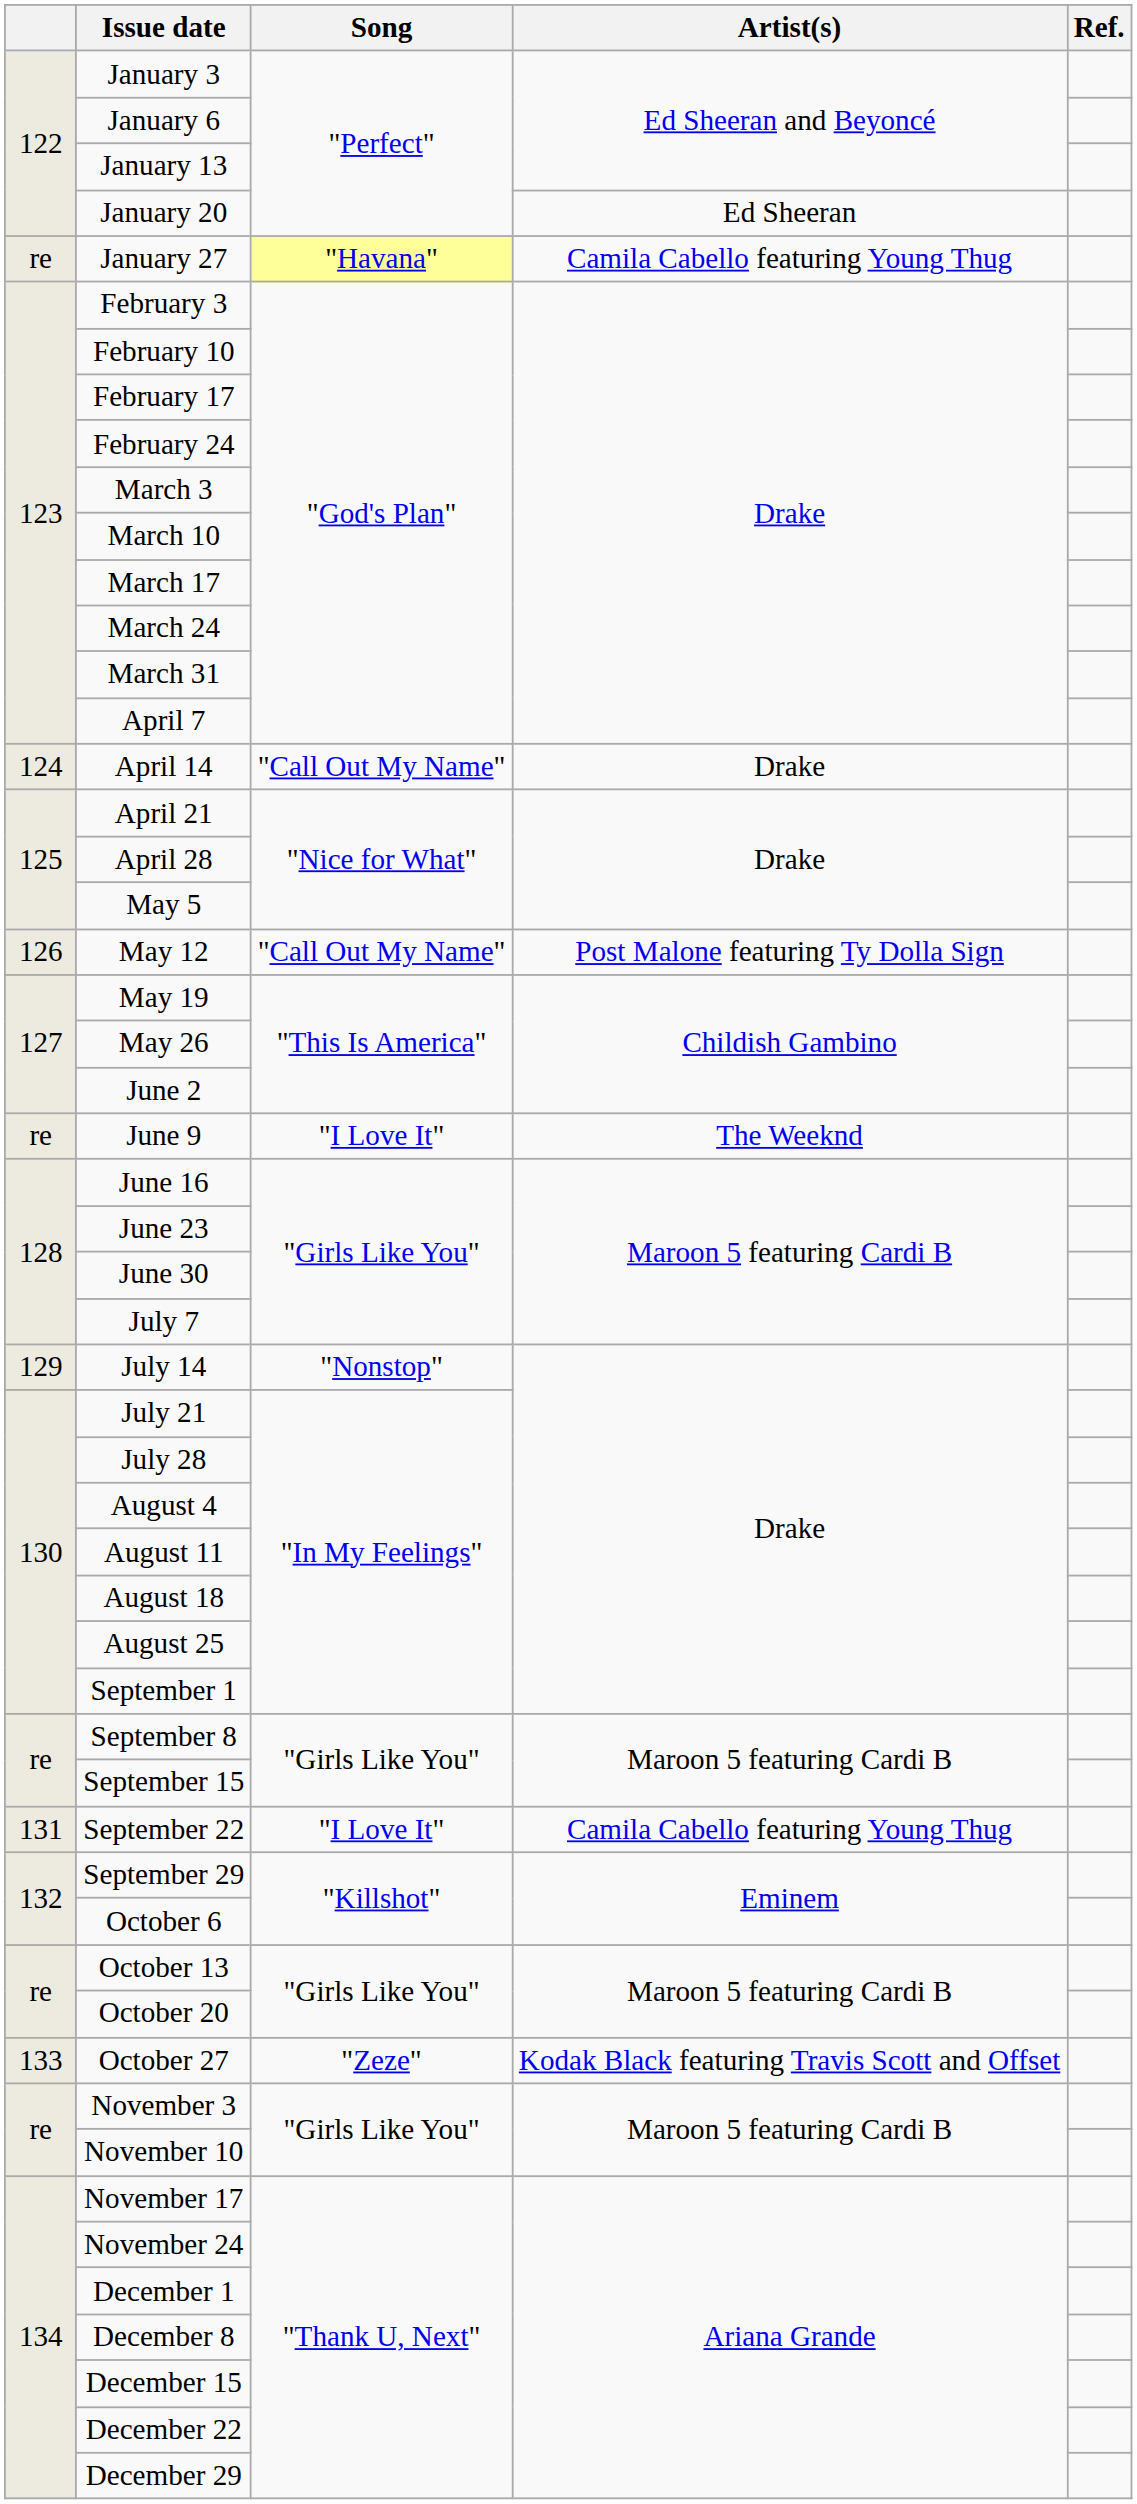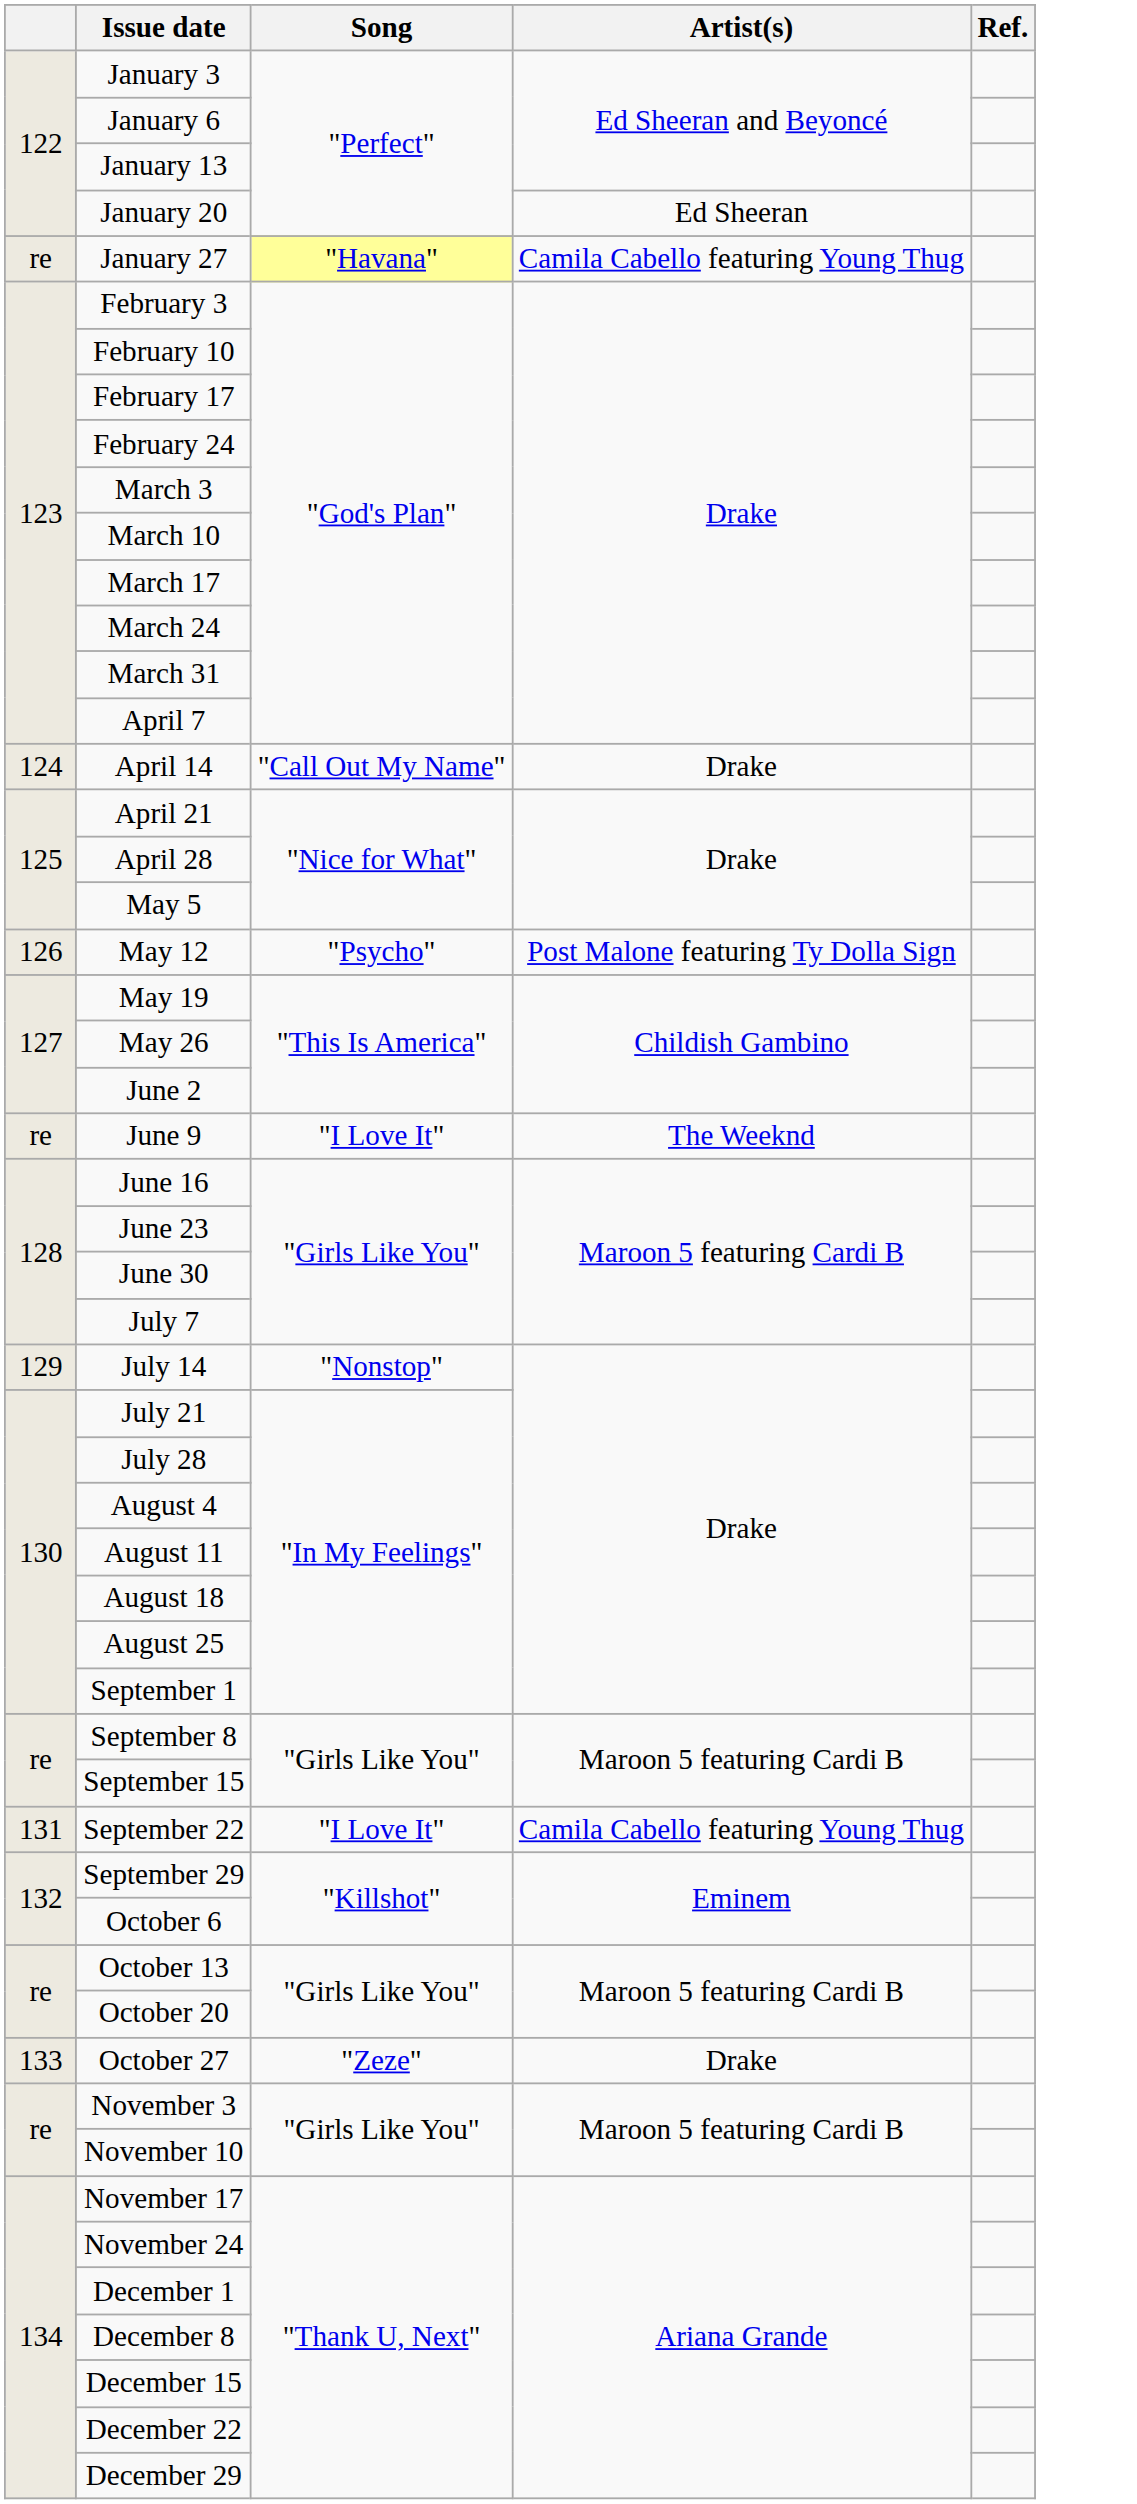(382, 951) "Call Out My Name" -> (382, 951) "Psycho"
(790, 2059) Kodak Black featuring Travis Scott and Offset -> (741, 2059) Drake
